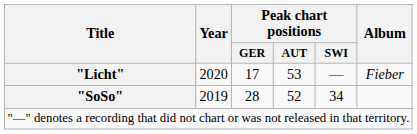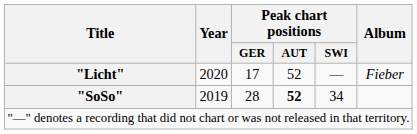(294, 74) 53 -> (294, 74) 52
(294, 96) normal -> (294, 96) bold
